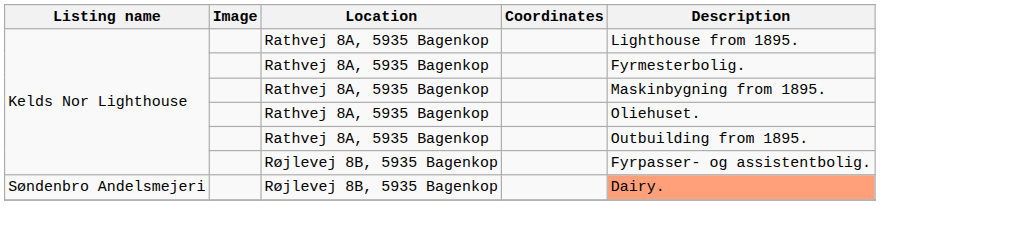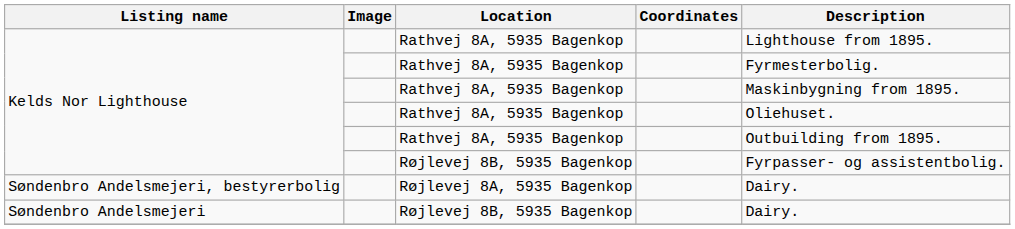+ row: (174, 187)
(638, 187) lightsalmon background -> (772, 212) no background
